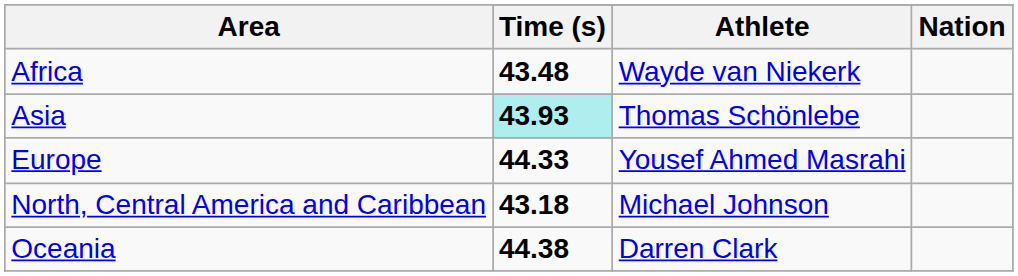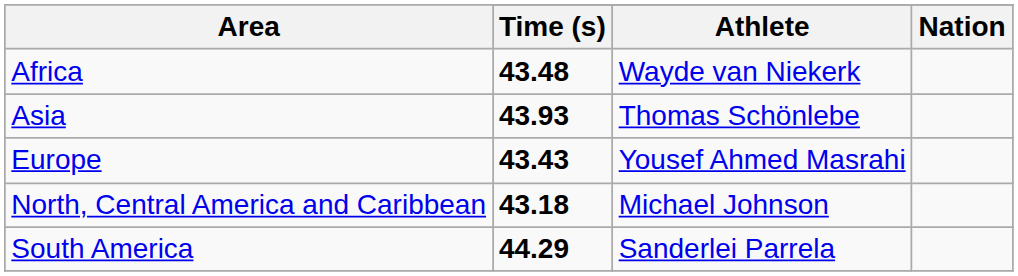(534, 115) paleturquoise background -> (534, 115) no background
(534, 159) 44.33 -> (534, 159) 43.43
- row: (63, 248)
+ row: (102, 248)
